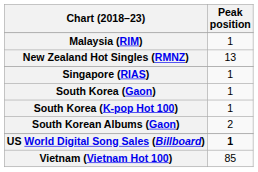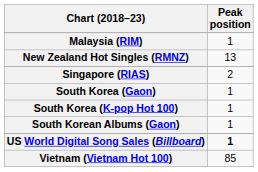(230, 74) 1 -> (230, 74) 2
(230, 125) 2 -> (230, 125) 1
